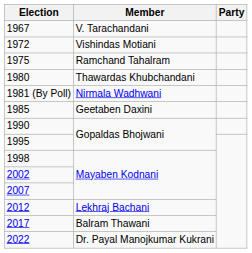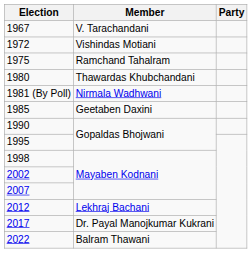(113, 223) Balram Thawani -> (145, 223) Dr. Payal Manojkumar Kukrani
(145, 239) Dr. Payal Manojkumar Kukrani -> (113, 239) Balram Thawani
